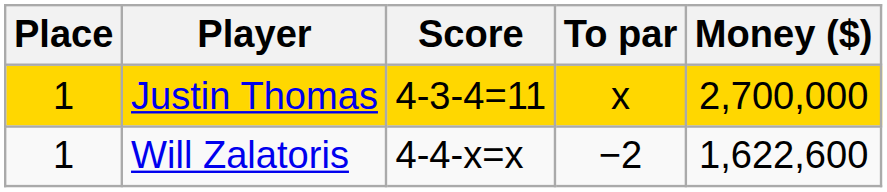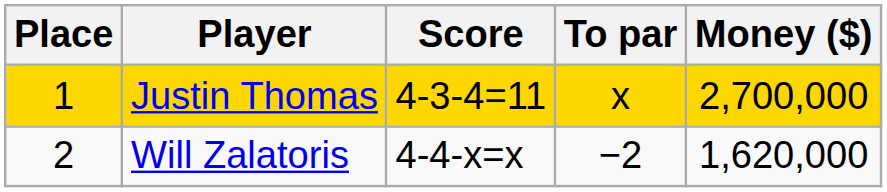(64, 155) 1 -> (64, 155) 2
(784, 155) 1,622,600 -> (784, 155) 1,620,000
